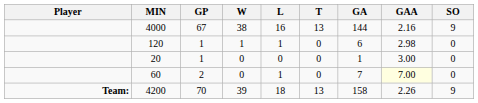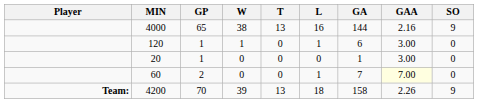columns swapped: (280, 12) <-> (319, 12)
(201, 28) 67 -> (201, 28) 65
(407, 43) 2.98 -> (407, 43) 3.00
